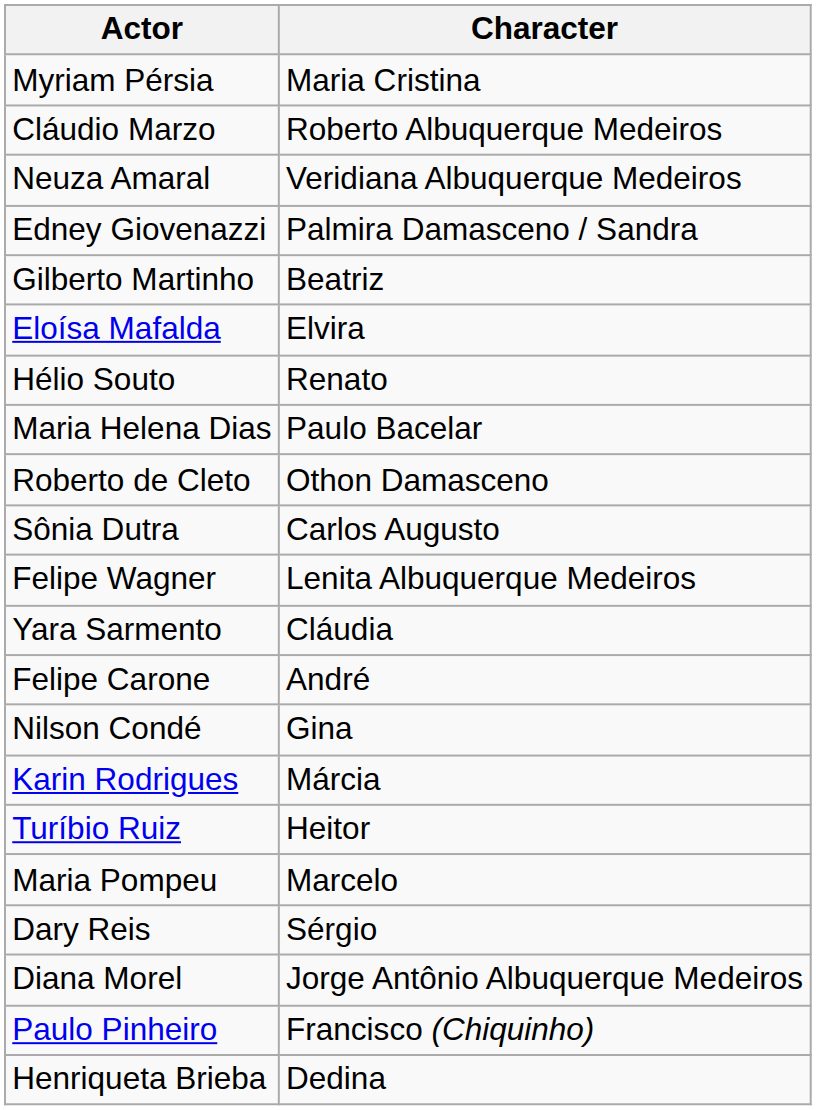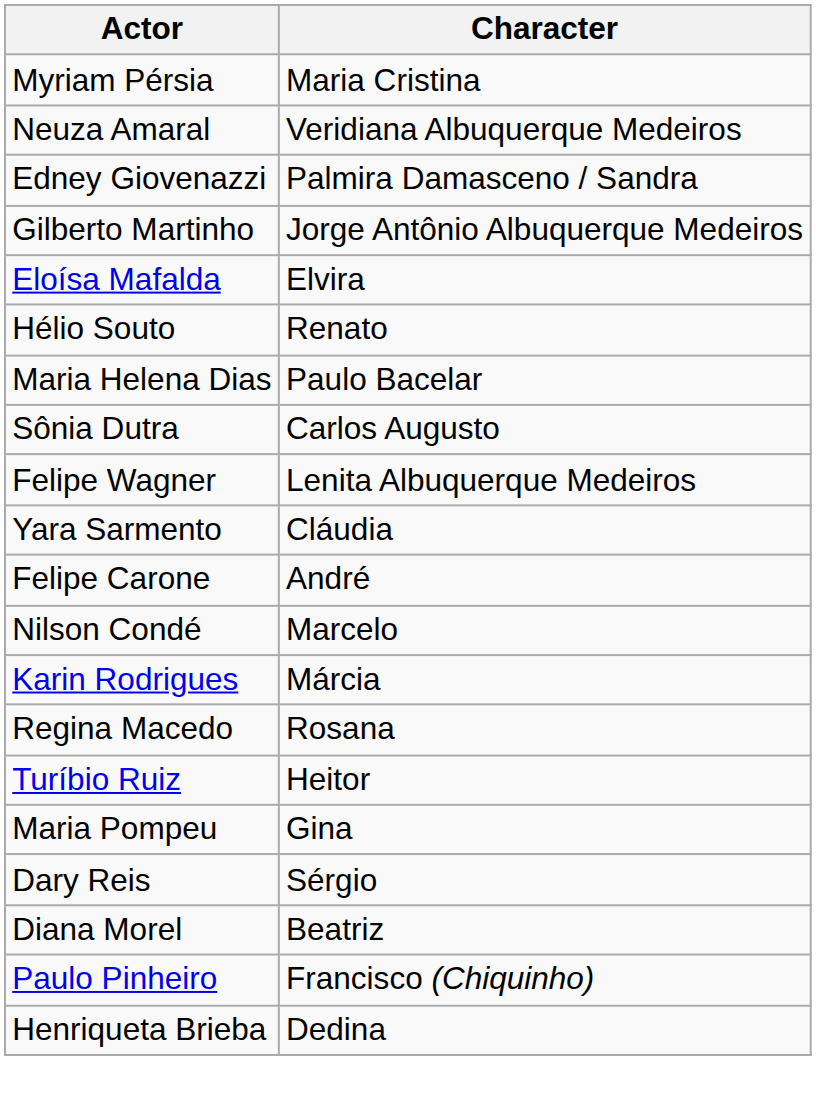- row: (114, 129)
(335, 279) Beatriz -> (545, 229) Jorge Antônio Albuquerque Medeiros
- row: (131, 479)
(319, 729) Gina -> (342, 629) Marcelo
+ row: (123, 729)
(342, 879) Marcelo -> (319, 829) Gina
(545, 979) Jorge Antônio Albuquerque Medeiros -> (335, 929) Beatriz
